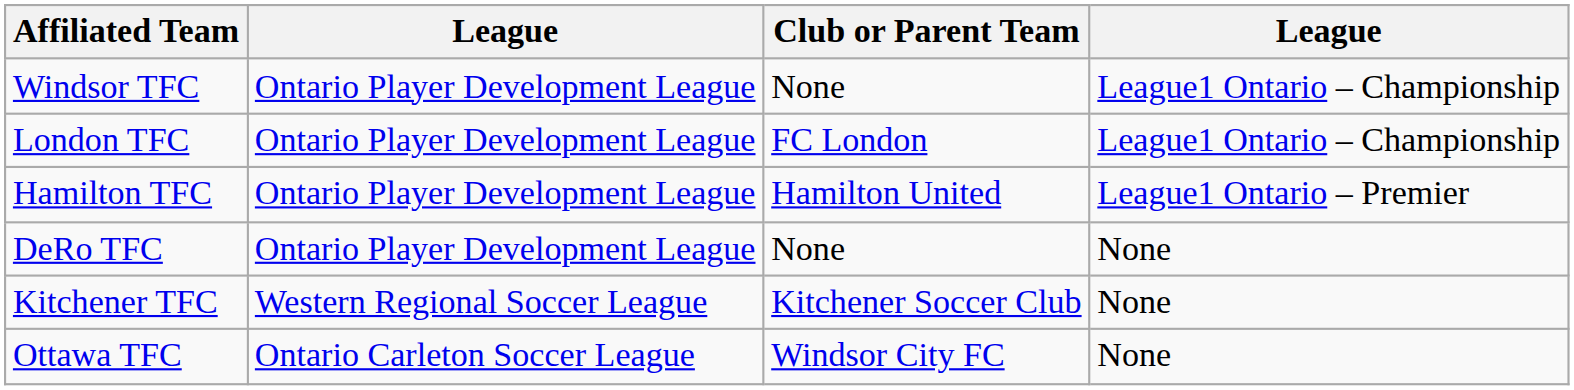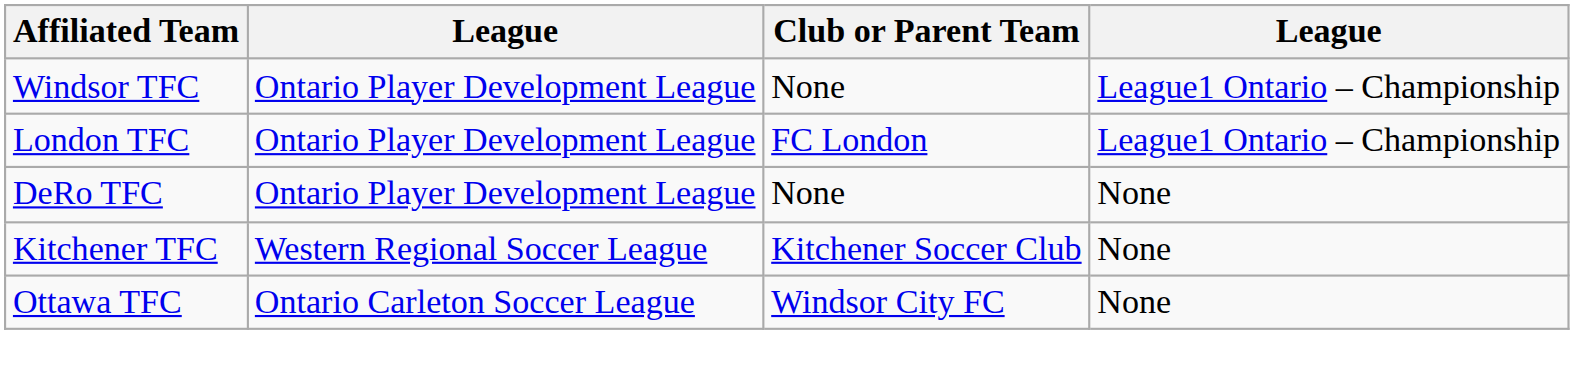- row: (112, 193)
